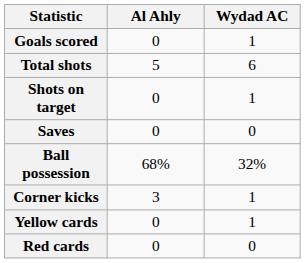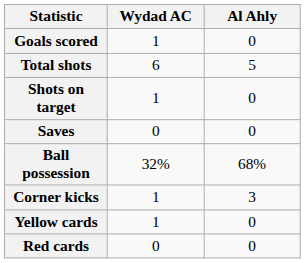columns swapped: (156, 16) <-> (252, 16)
